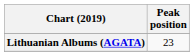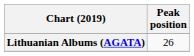(168, 42) 23 -> (168, 42) 26
